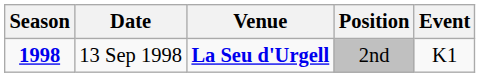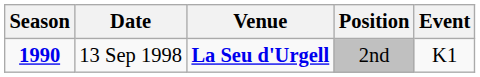(40, 55) 1998 -> (40, 55) 1990
